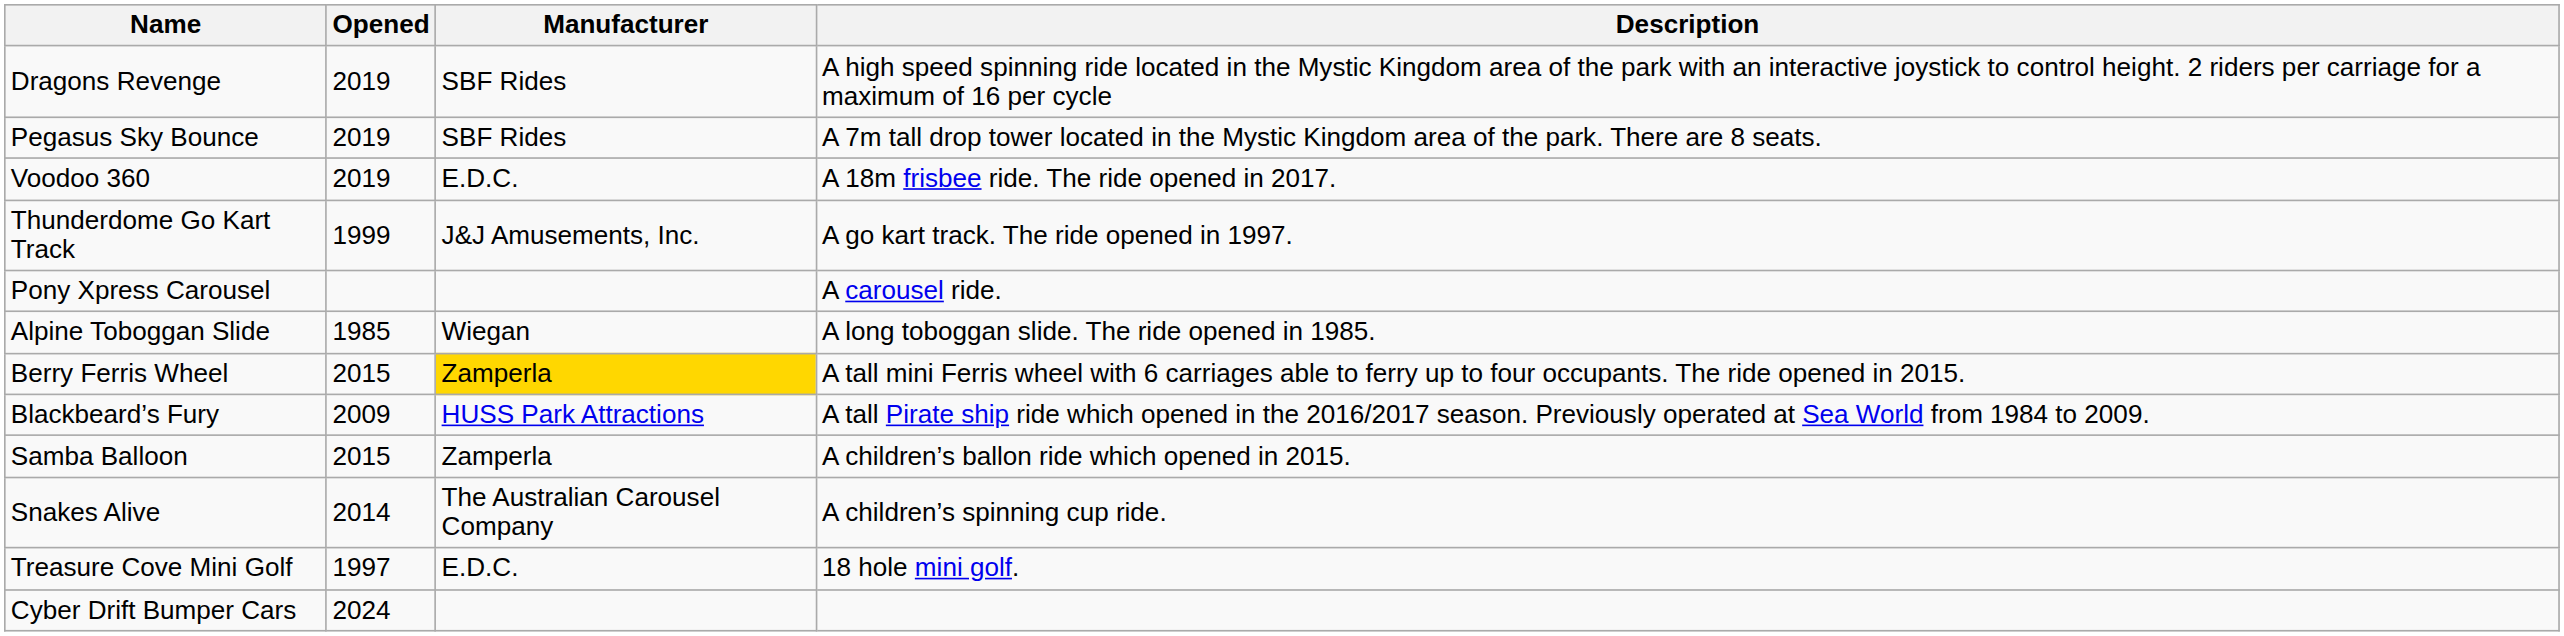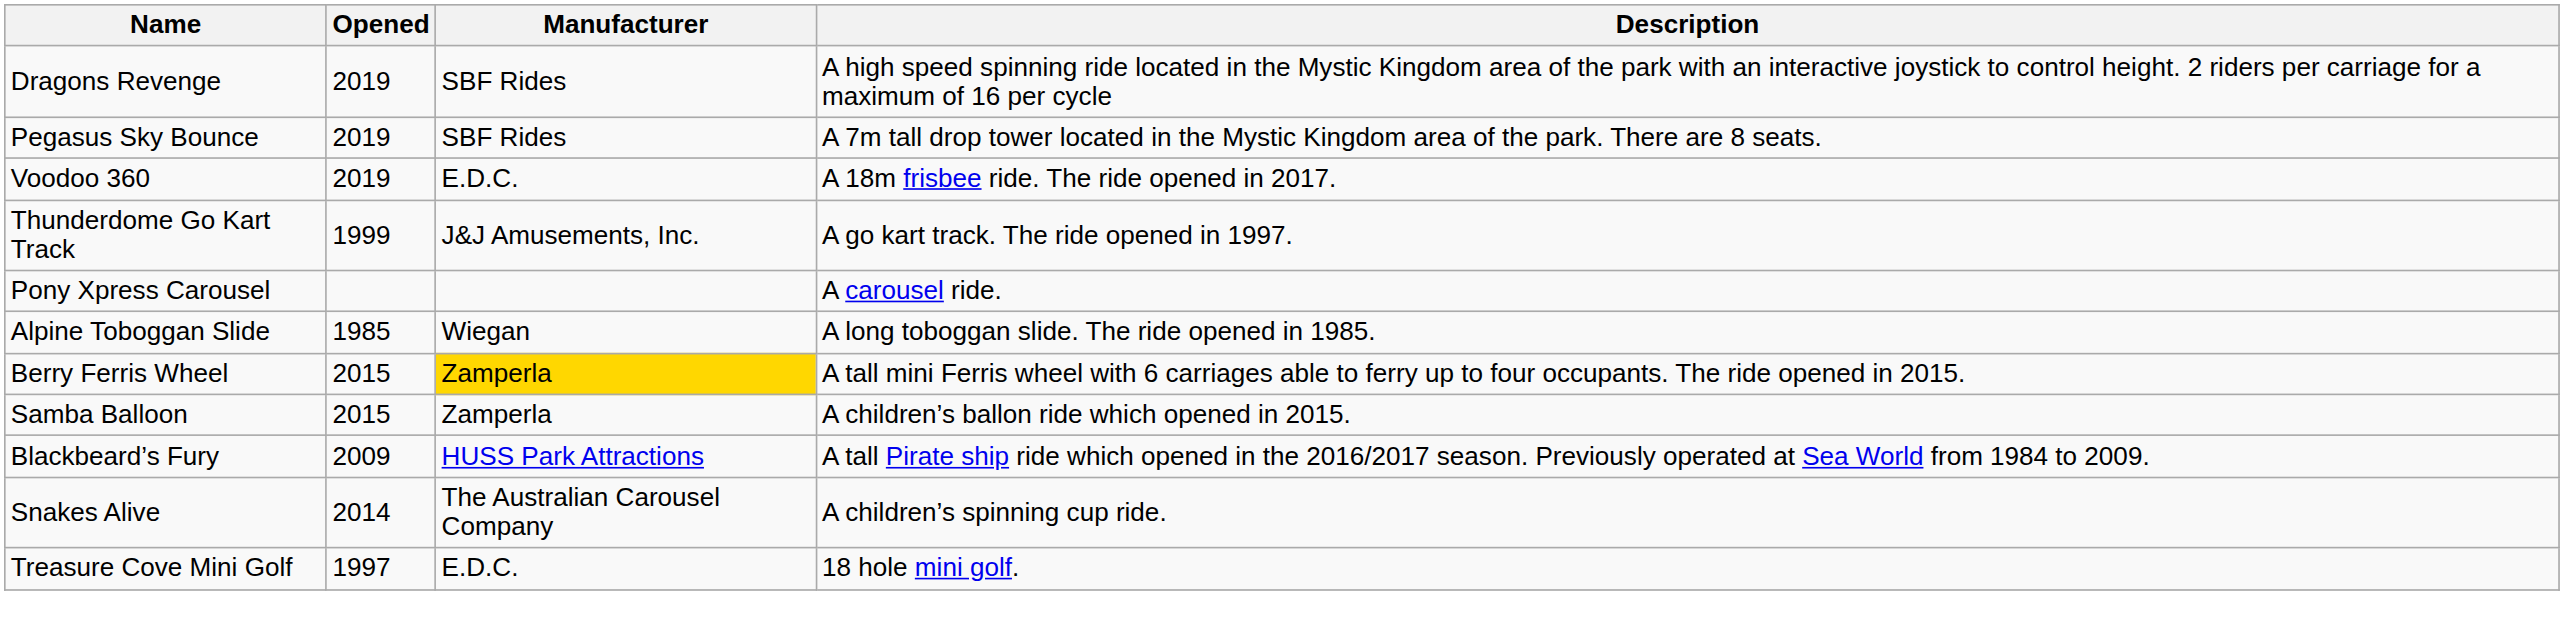rows swapped: (99, 456) <-> (115, 414)
- row: (154, 609)
